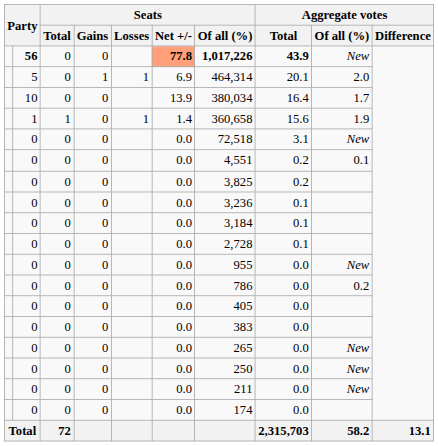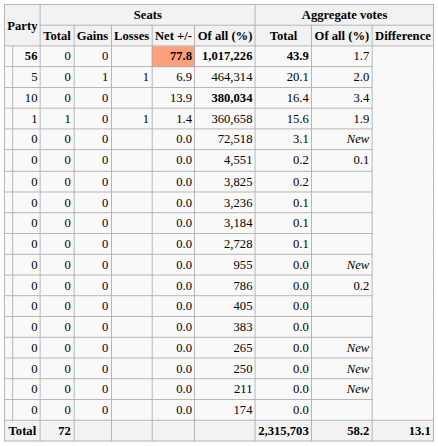(358, 56) New -> (361, 56) 1.7
(232, 98) normal -> (232, 98) bold
(361, 98) 1.7 -> (361, 98) 3.4
